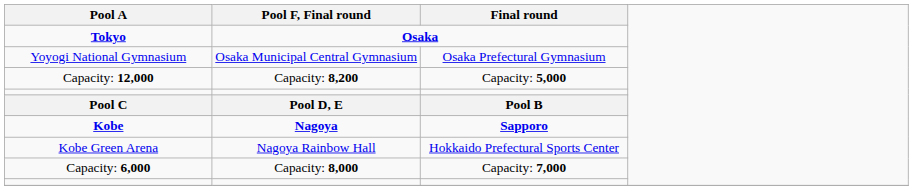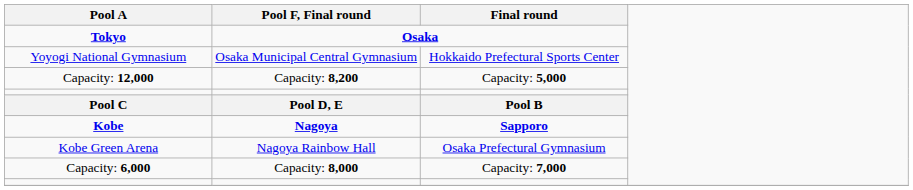(524, 57) Osaka Prefectural Gymnasium -> (524, 57) Hokkaido Prefectural Sports Center
(524, 147) Hokkaido Prefectural Sports Center -> (524, 147) Osaka Prefectural Gymnasium
